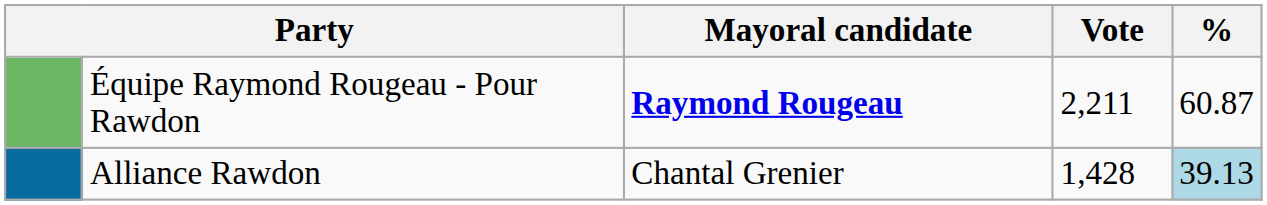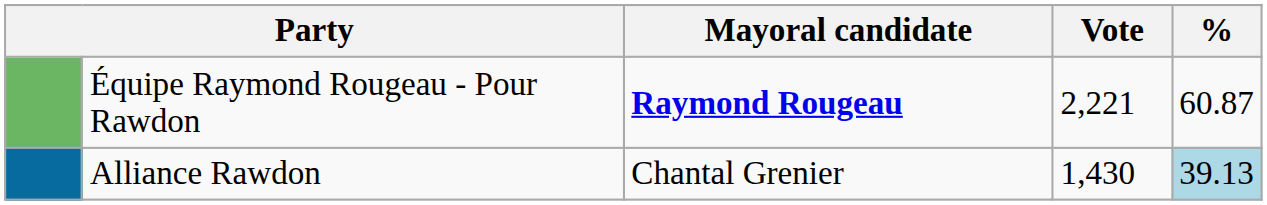(1097, 101) 2,211 -> (1098, 101) 2,221
(1098, 173) 1,428 -> (1098, 173) 1,430
